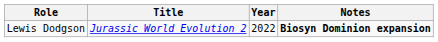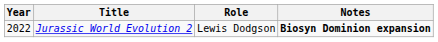columns swapped: (263, 13) <-> (46, 13)
